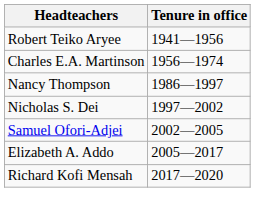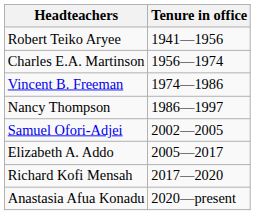+ row: (66, 84)
- row: (53, 107)
+ row: (76, 198)
